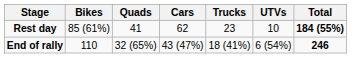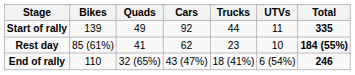+ row: (37, 28)
